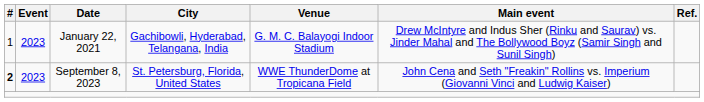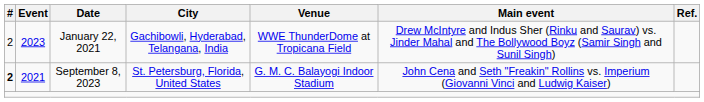(10, 42) 1 -> (10, 42) 2
(314, 42) G. M. C. Balayogi Indoor Stadium -> (314, 42) WWE ThunderDome at Tropicana Field
(33, 77) 2023 -> (33, 77) 2021
(314, 77) WWE ThunderDome at Tropicana Field -> (314, 77) G. M. C. Balayogi Indoor Stadium
